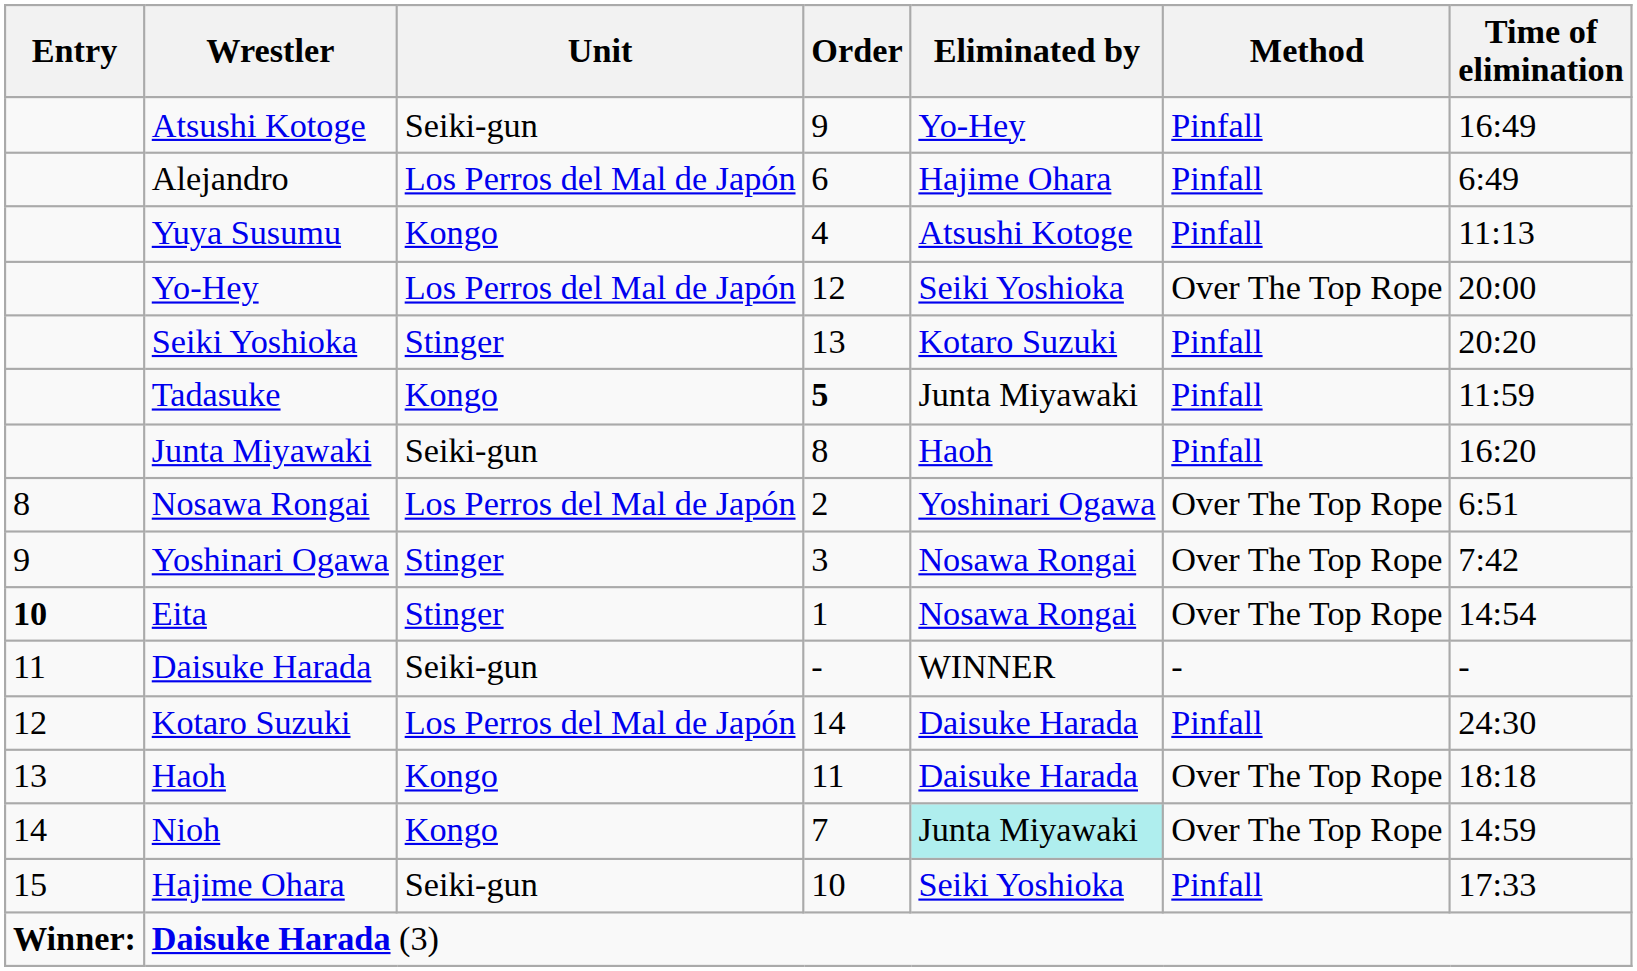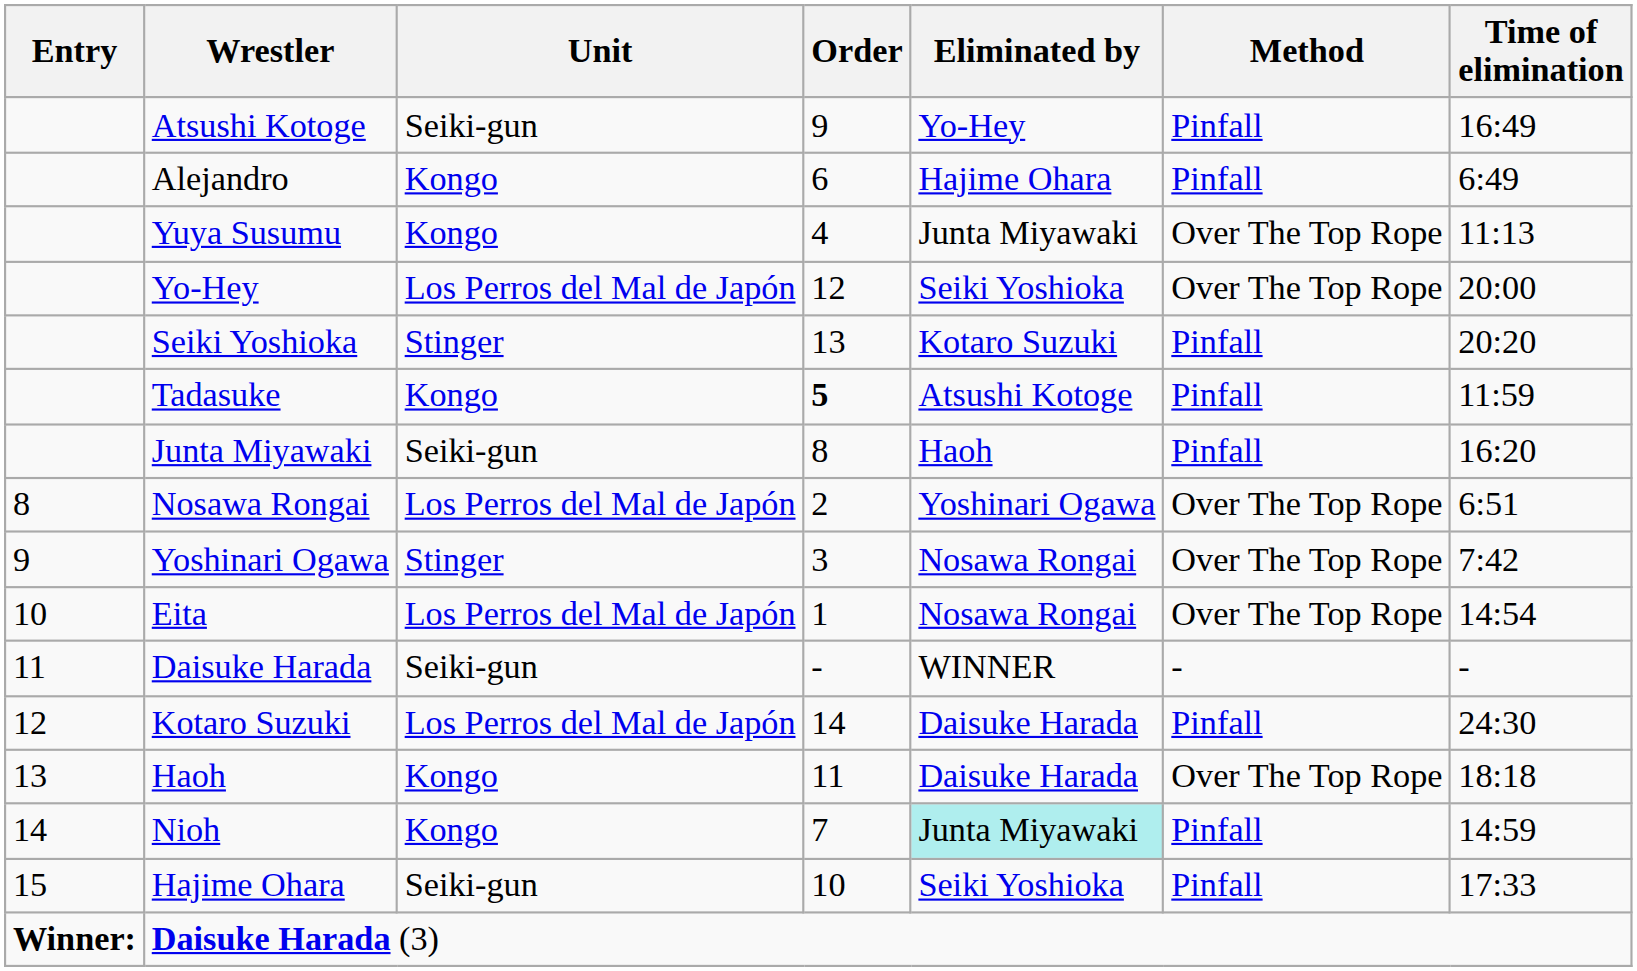(600, 178) Los Perros del Mal de Japón -> (451, 178) Kongo
(1025, 233) Atsushi Kotoge -> (1028, 233) Junta Miyawaki
(1217, 233) Pinfall -> (1307, 233) Over The Top Rope
(1028, 395) Junta Miyawaki -> (1025, 395) Atsushi Kotoge
(30, 613) bold -> (30, 613) normal
(454, 613) Stinger -> (600, 613) Los Perros del Mal de Japón
(1307, 830) Over The Top Rope -> (1217, 830) Pinfall
